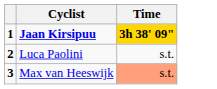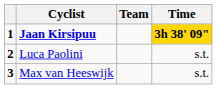+ column: (134, 14)
(167, 73) lightsalmon background -> (202, 73) no background
